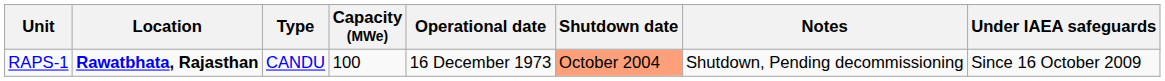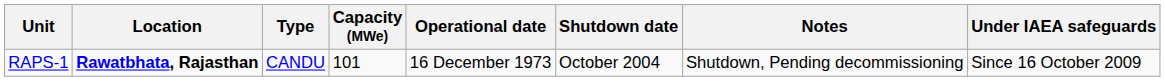(347, 62) 100 -> (347, 62) 101
(609, 62) lightsalmon background -> (609, 62) no background
